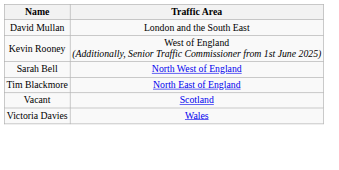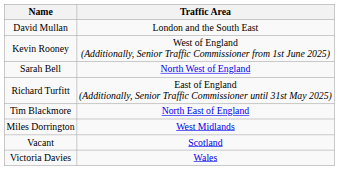+ row: (41, 90)
+ row: (41, 127)
